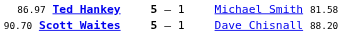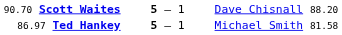rows swapped: (69, 9) <-> (62, 25)
